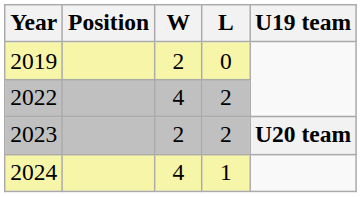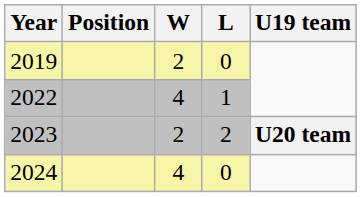(226, 97) 2 -> (226, 97) 1
(226, 172) 1 -> (226, 172) 0
